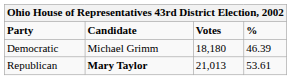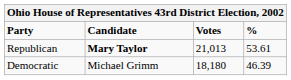rows swapped: (32, 65) <-> (33, 48)
